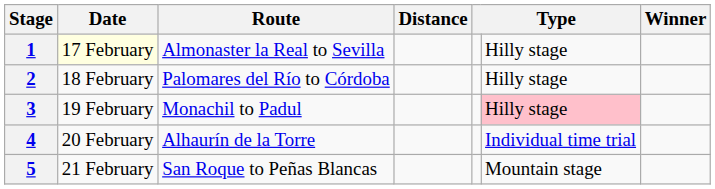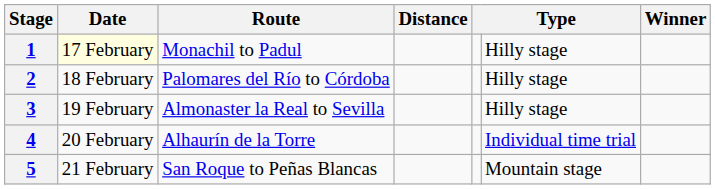(273, 49) Almonaster la Real to Sevilla -> (232, 49) Monachil to Padul
(232, 109) Monachil to Padul -> (273, 109) Almonaster la Real to Sevilla
(526, 109) pink background -> (526, 109) no background
